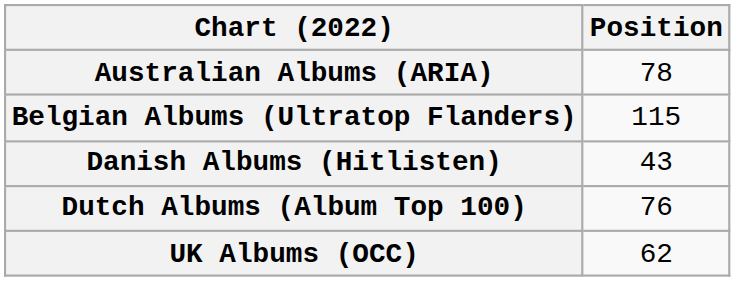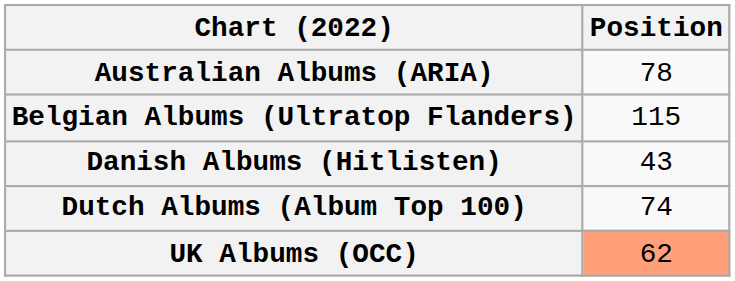(656, 208) 76 -> (656, 208) 74
(656, 253) no background -> (656, 253) lightsalmon background
